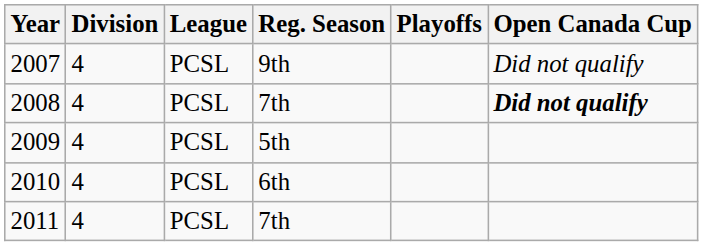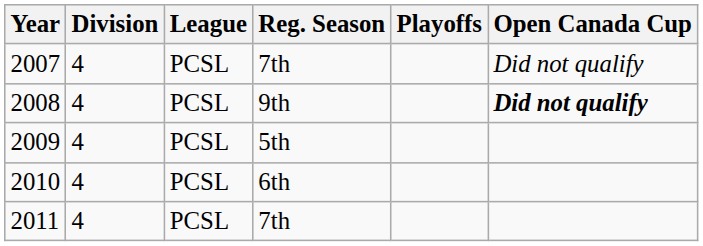(274, 63) 9th -> (274, 63) 7th
(274, 102) 7th -> (274, 102) 9th
